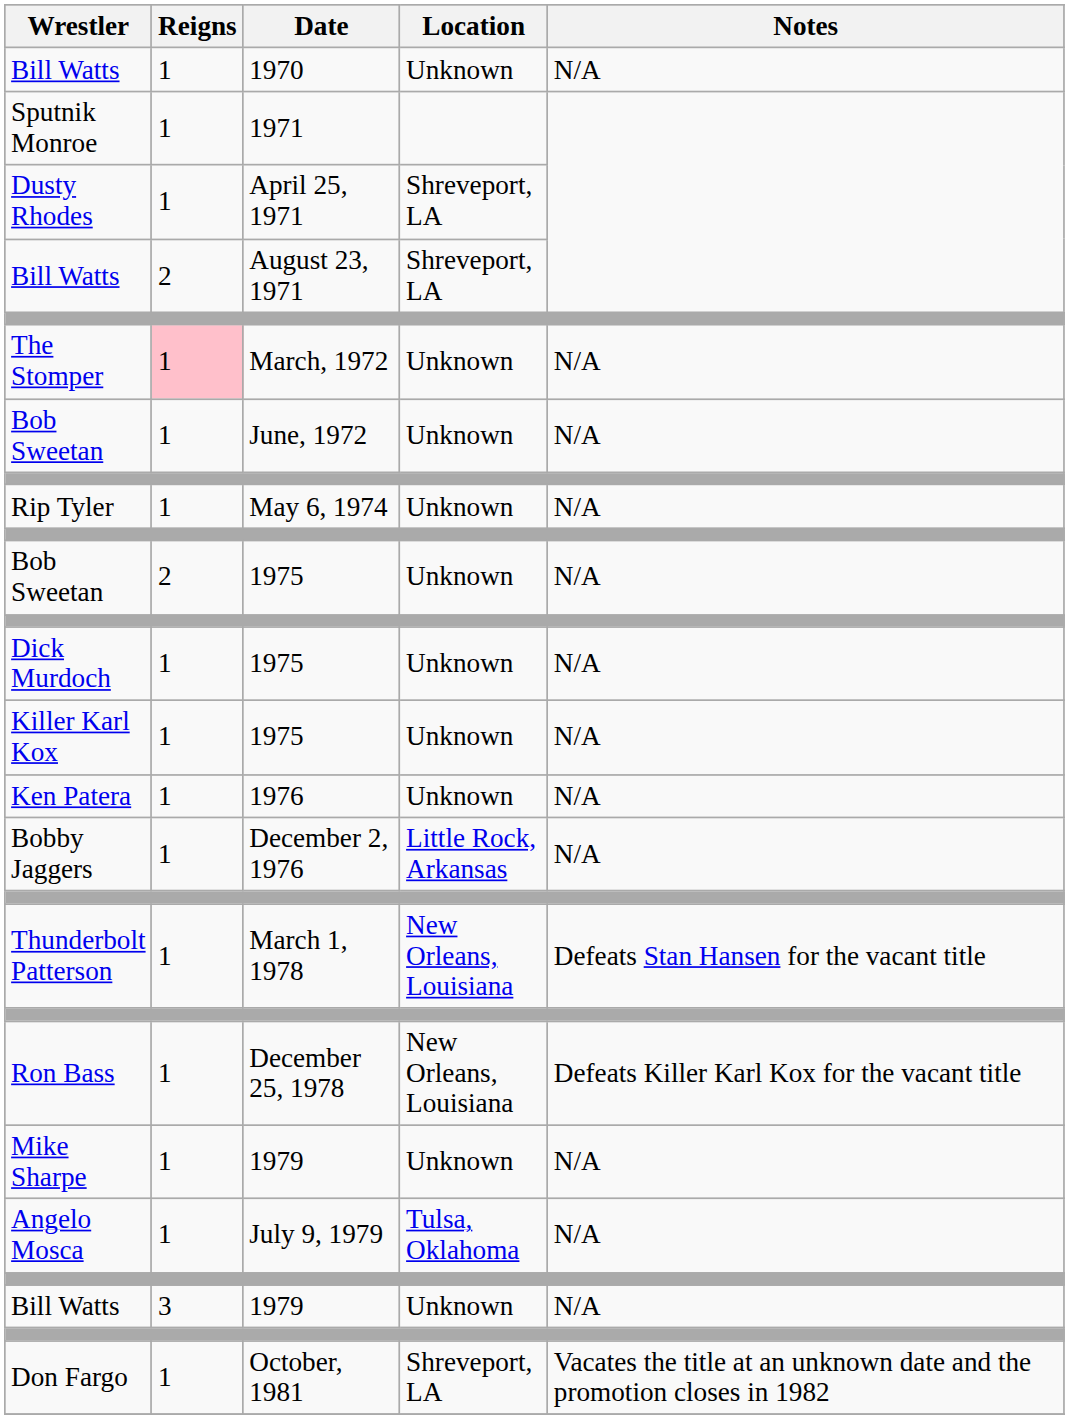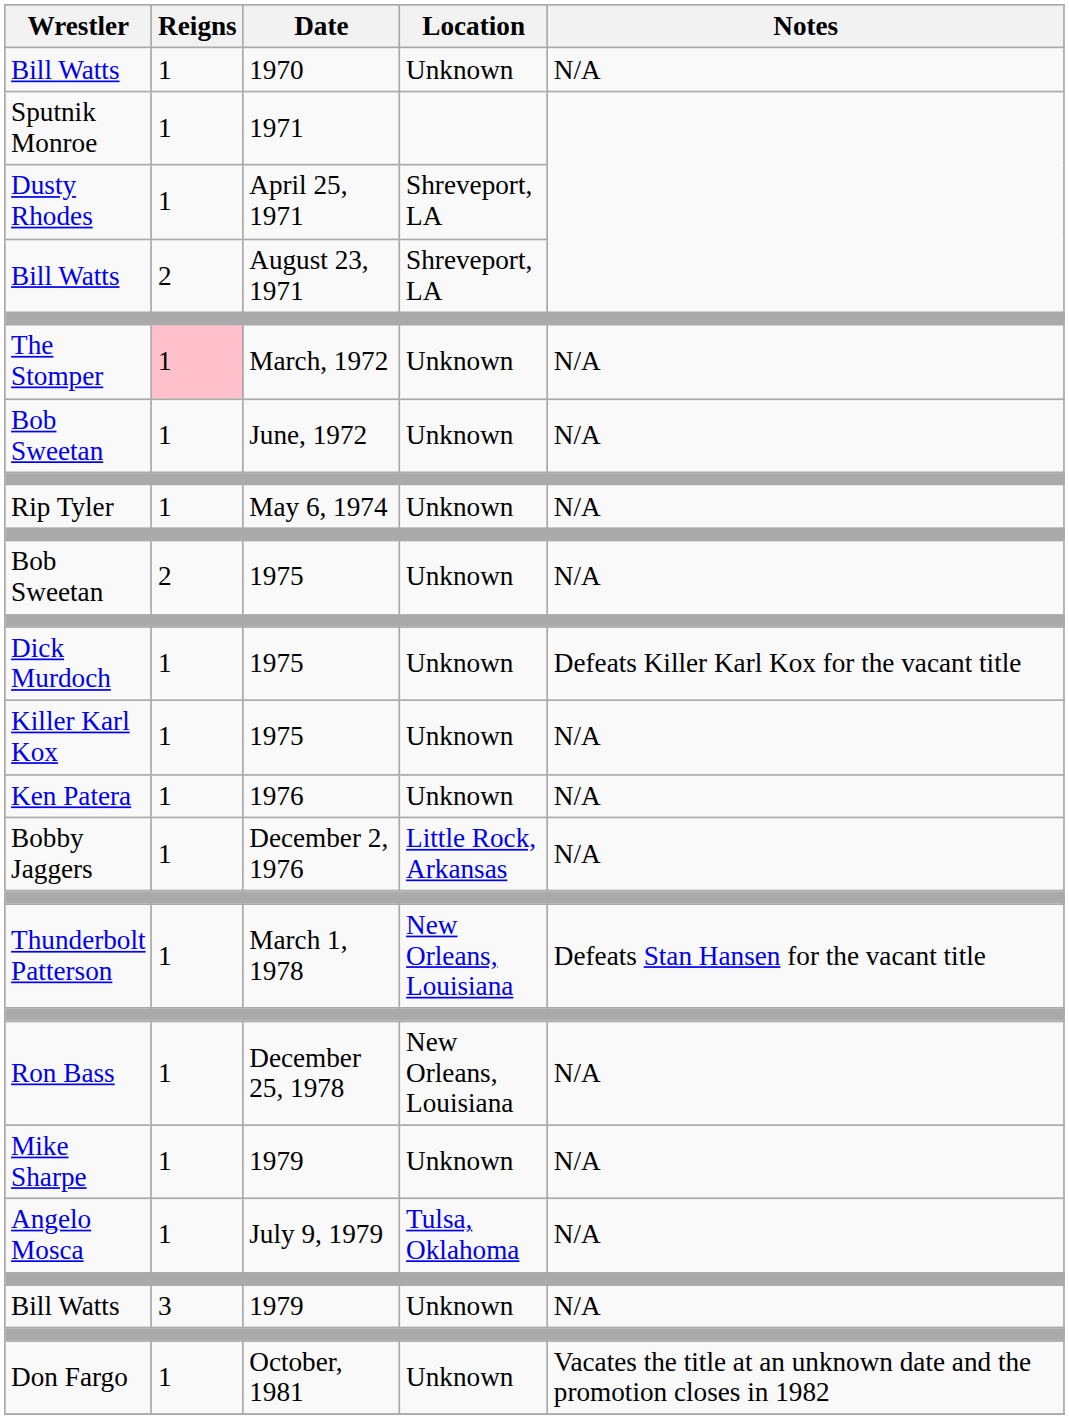(577, 663) N/A -> (788, 663) Defeats Killer Karl Kox for the vacant title
(788, 1072) Defeats Killer Karl Kox for the vacant title -> (577, 1072) N/A
(469, 1377) Shreveport, LA -> (460, 1377) Unknown
